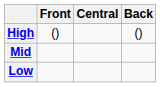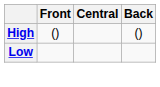- row: (21, 52)
